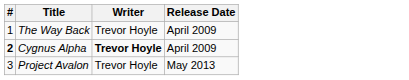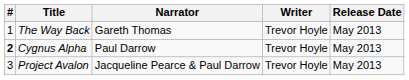+ column: (177, 13)
(192, 30) April 2009 -> (357, 30) May 2013
(128, 48) bold -> (296, 48) normal
(192, 48) April 2009 -> (357, 48) May 2013
